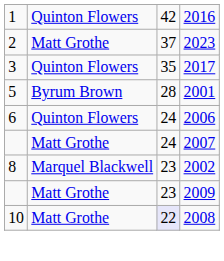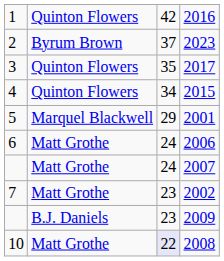(70, 42) Matt Grothe -> (77, 42) Byrum Brown
+ row: (199, 92)
(77, 92) Byrum Brown -> (92, 117) Marquel Blackwell
(168, 92) 28 -> (168, 117) 29
(85, 117) Quinton Flowers -> (70, 142) Matt Grothe
(12, 167) 8 -> (12, 192) 7
(92, 167) Marquel Blackwell -> (70, 192) Matt Grothe
(70, 192) Matt Grothe -> (70, 218) B.J. Daniels
